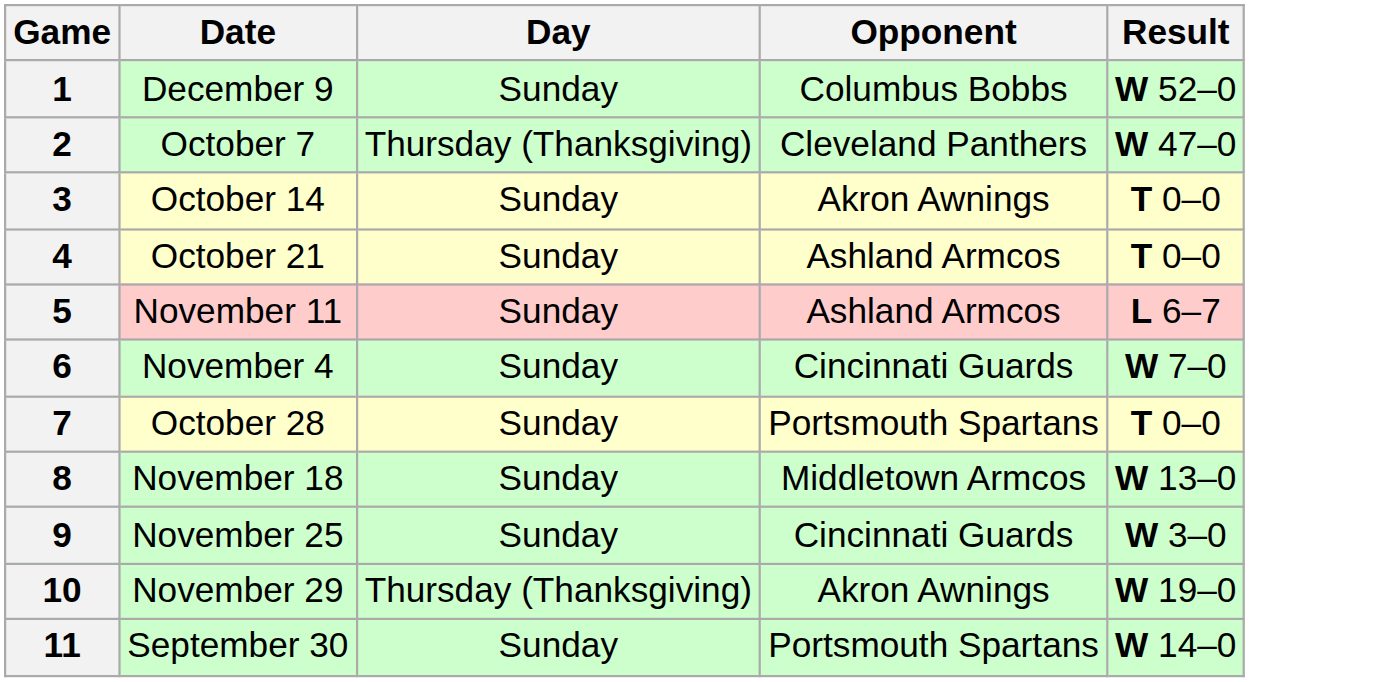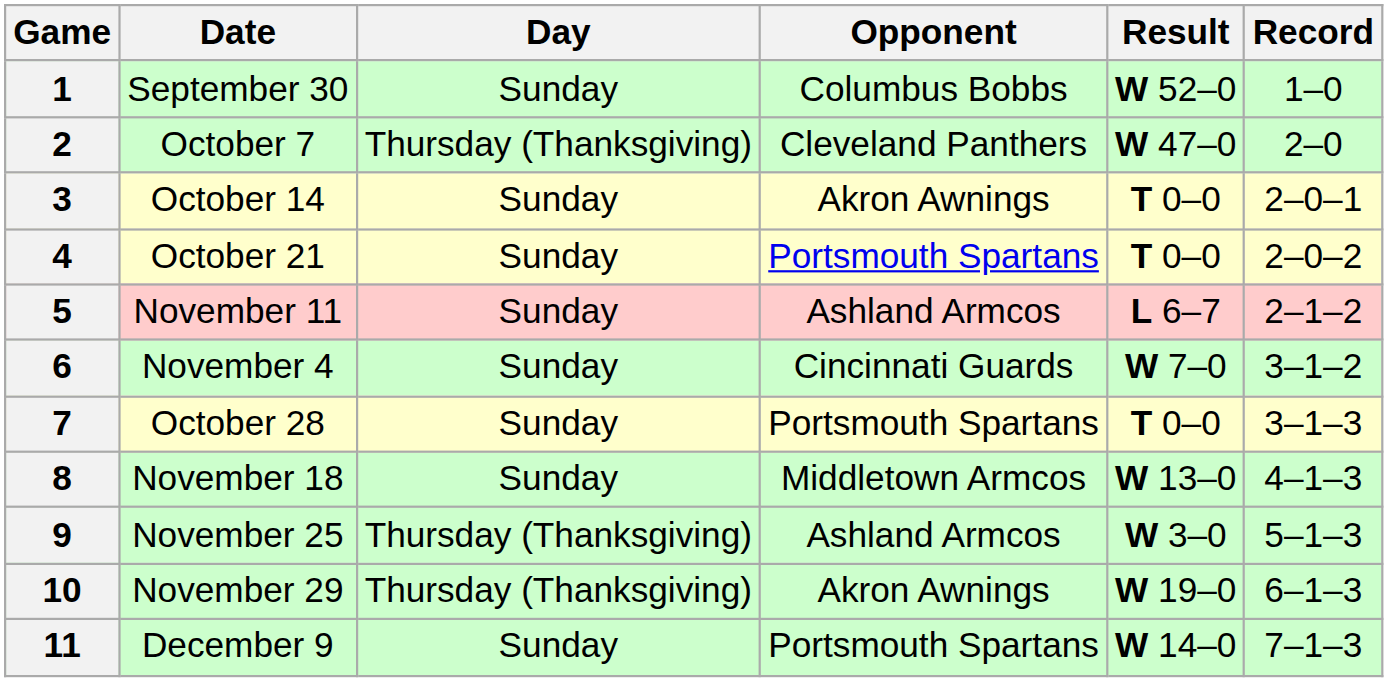+ column: (1313, 32)
(238, 88) December 9 -> (238, 88) September 30
(934, 255) Ashland Armcos -> (934, 255) Portsmouth Spartans
(558, 534) Sunday -> (558, 534) Thursday (Thanksgiving)
(934, 534) Cincinnati Guards -> (934, 534) Ashland Armcos
(238, 646) September 30 -> (238, 646) December 9
